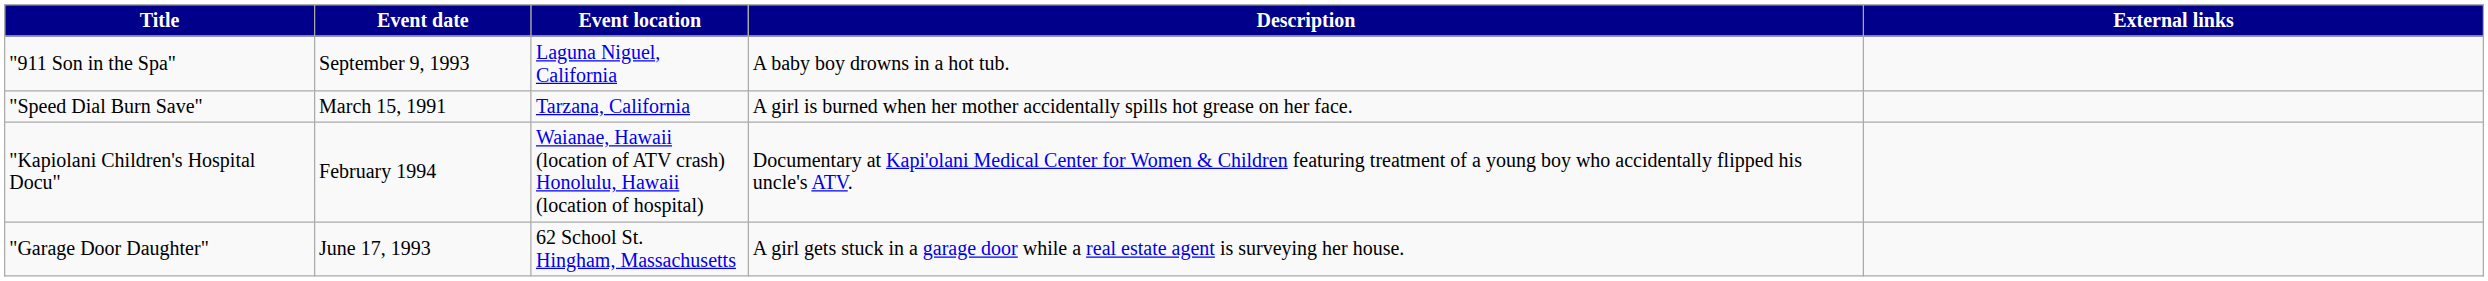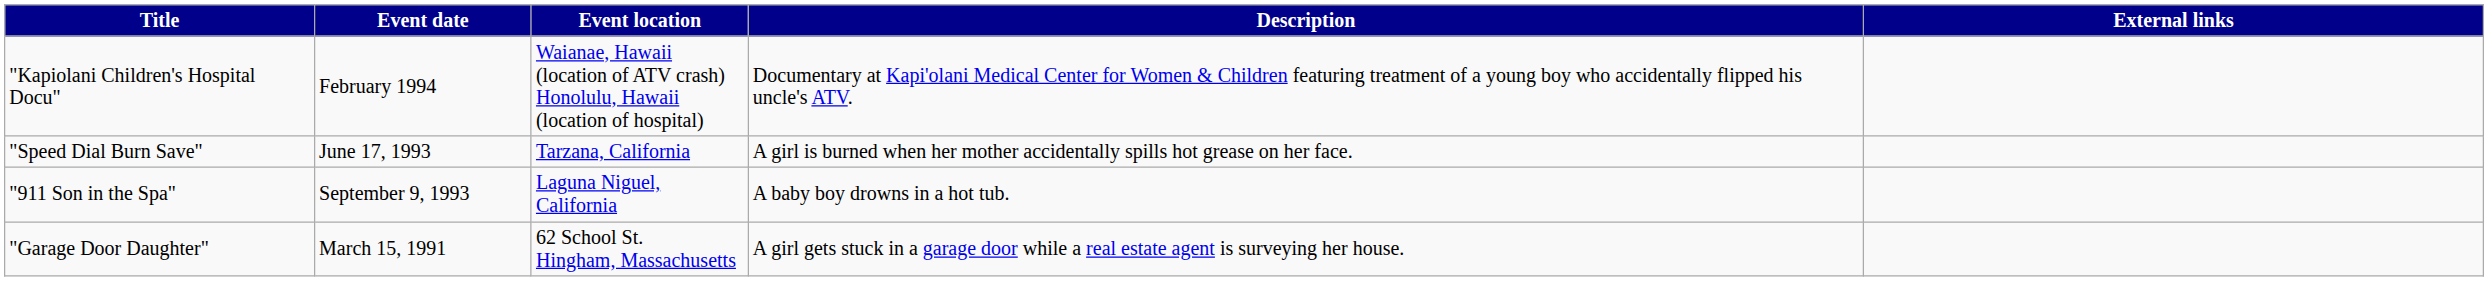rows swapped: (93, 63) <-> (132, 171)
(383, 106) March 15, 1991 -> (375, 151) June 17, 1993
(375, 248) June 17, 1993 -> (383, 248) March 15, 1991
